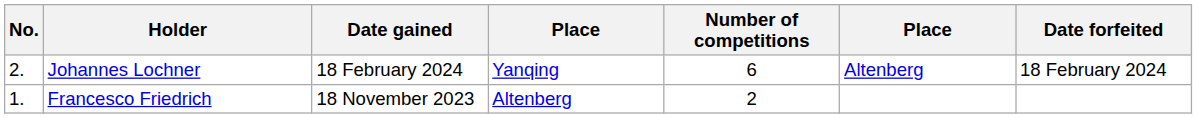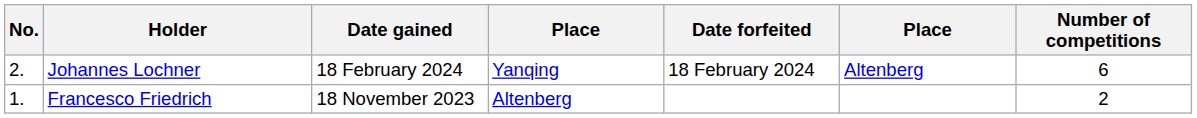columns swapped: (1103, 30) <-> (752, 30)
